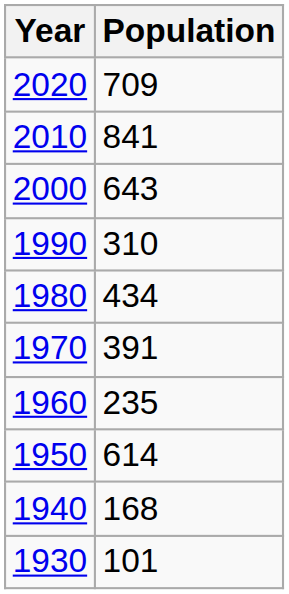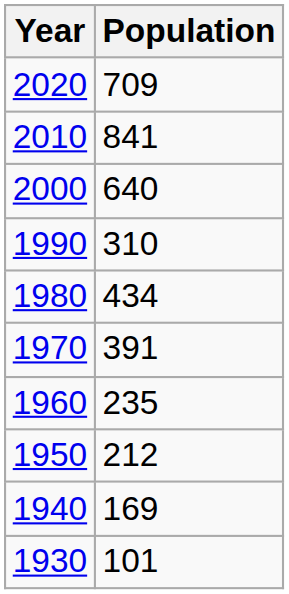(130, 190) 643 -> (130, 190) 640
(130, 455) 614 -> (130, 455) 212
(130, 508) 168 -> (130, 508) 169
